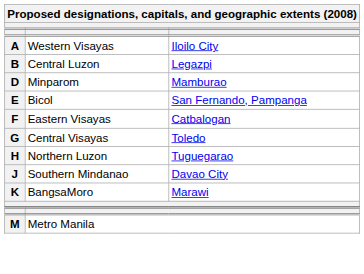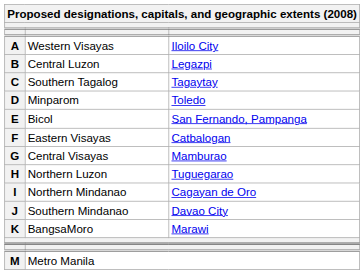+ row: (15, 82)
(199, 82) Mamburao -> (188, 100) Toledo
(188, 137) Toledo -> (199, 155) Mamburao
+ row: (15, 192)
